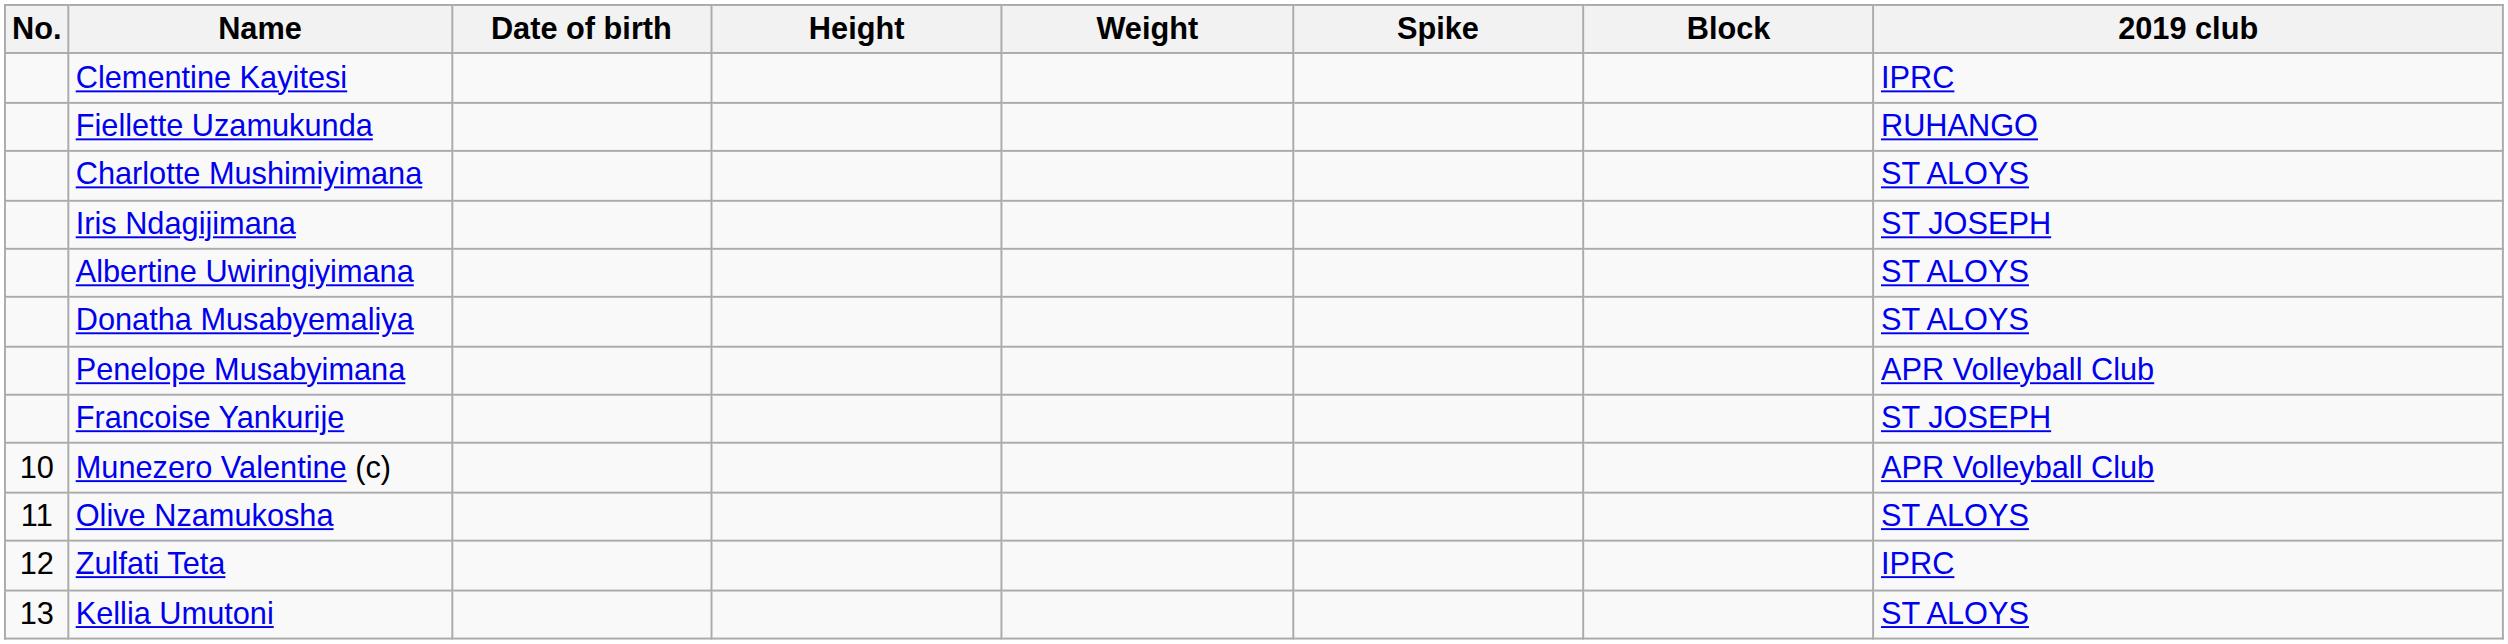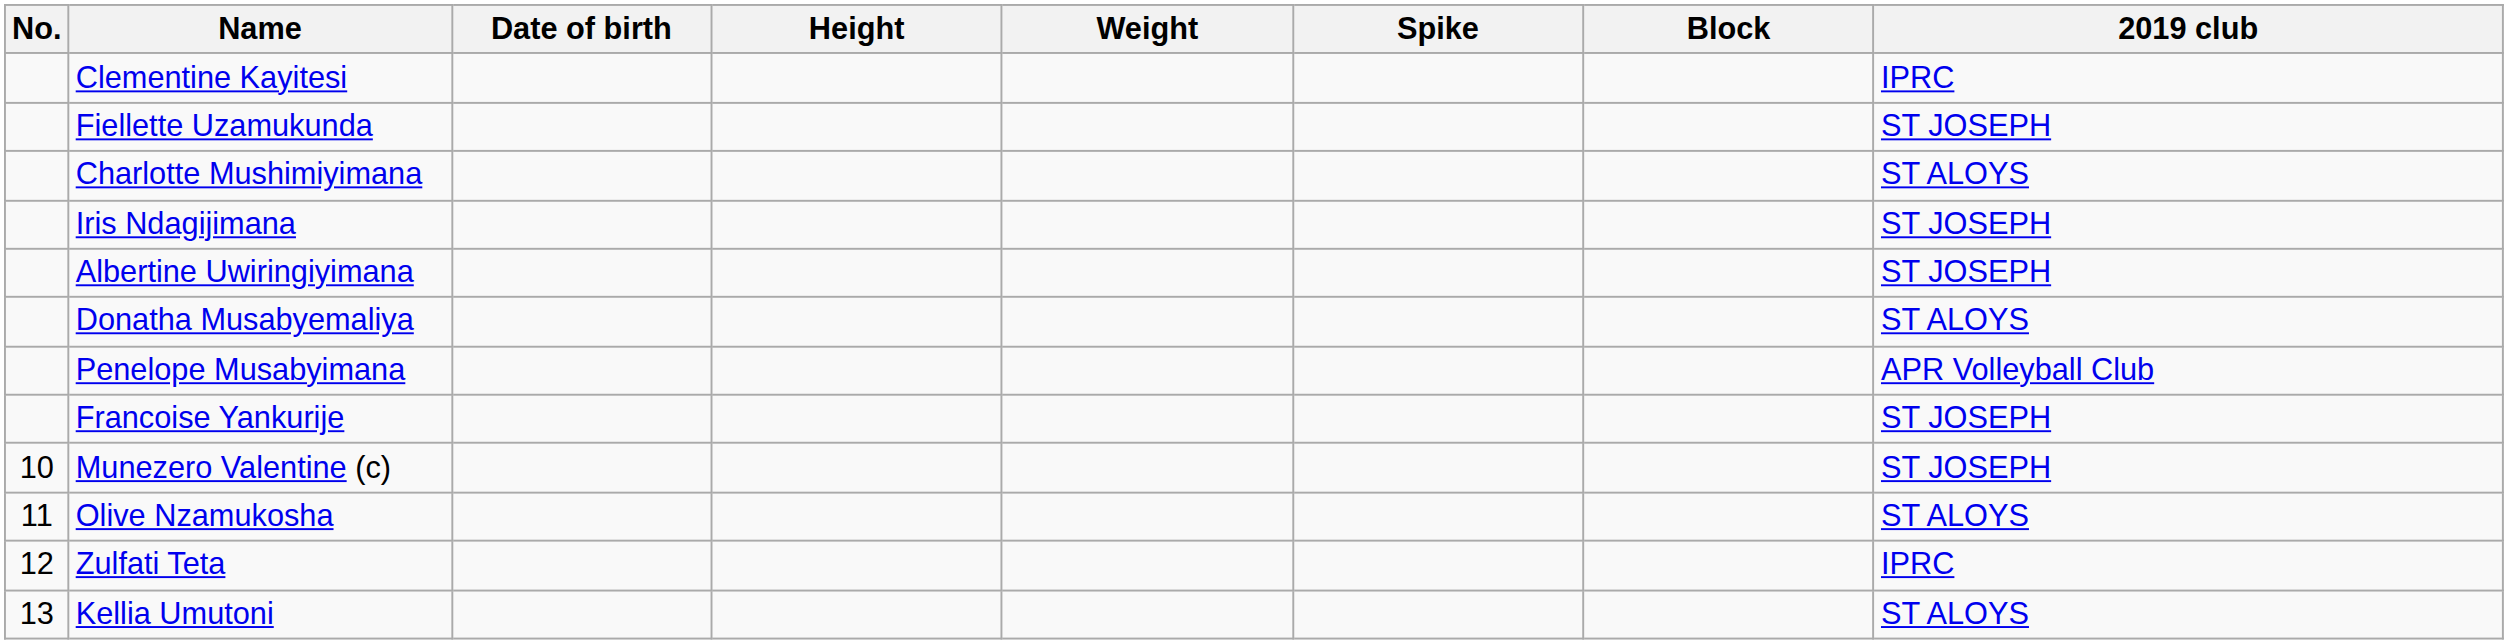(1959, 126) RUHANGO -> (1966, 126) ST JOSEPH
(1955, 272) ST ALOYS -> (1966, 272) ST JOSEPH
(2018, 467) APR Volleyball Club -> (1966, 467) ST JOSEPH
